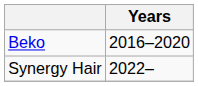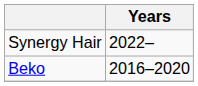rows swapped: (27, 42) <-> (55, 68)
